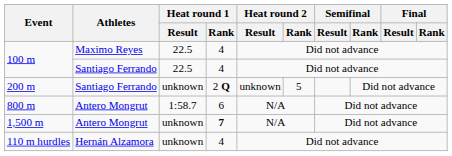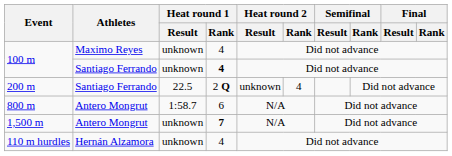(183, 50) 22.5 -> (183, 50) unknown
(183, 68) 22.5 -> (183, 68) unknown
(221, 68) normal -> (221, 68) bold
(183, 87) unknown -> (183, 87) 22.5
(299, 87) 5 -> (299, 87) 4
